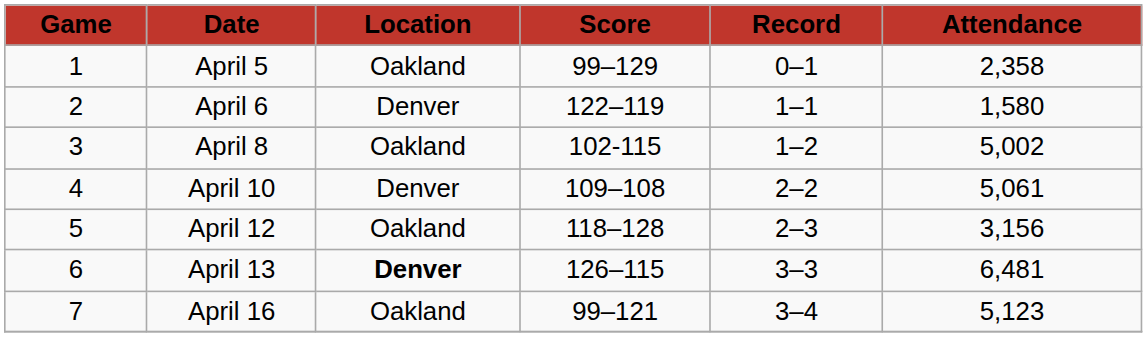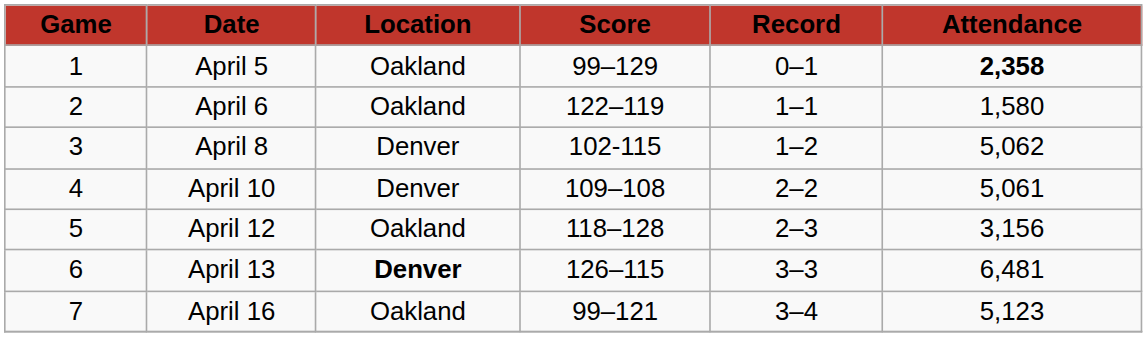(1012, 65) normal -> (1012, 65) bold
(418, 106) Denver -> (418, 106) Oakland
(418, 147) Oakland -> (418, 147) Denver
(1012, 147) 5,002 -> (1012, 147) 5,062
